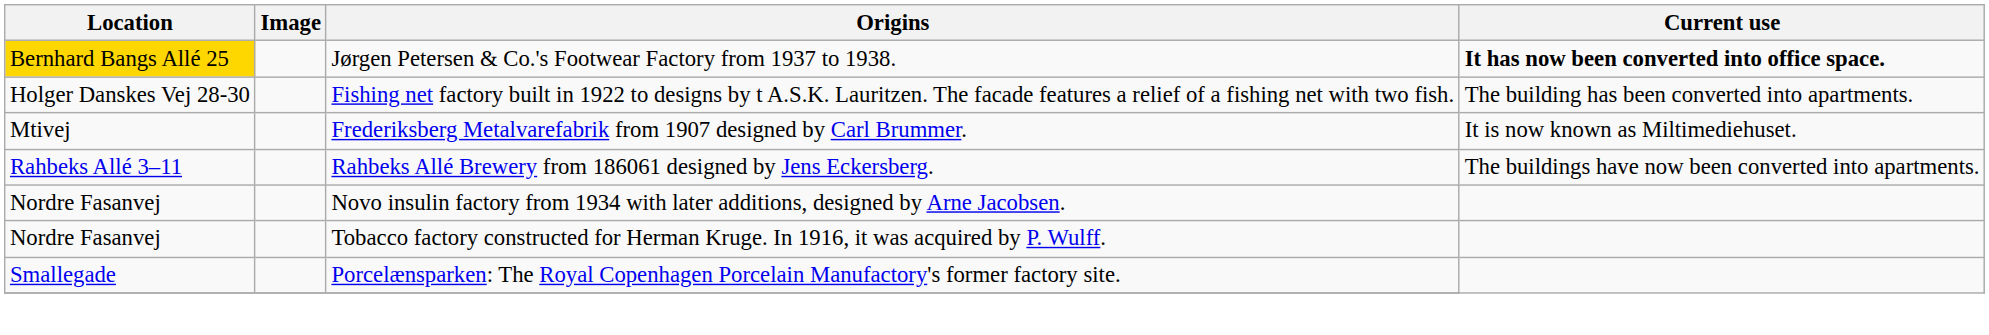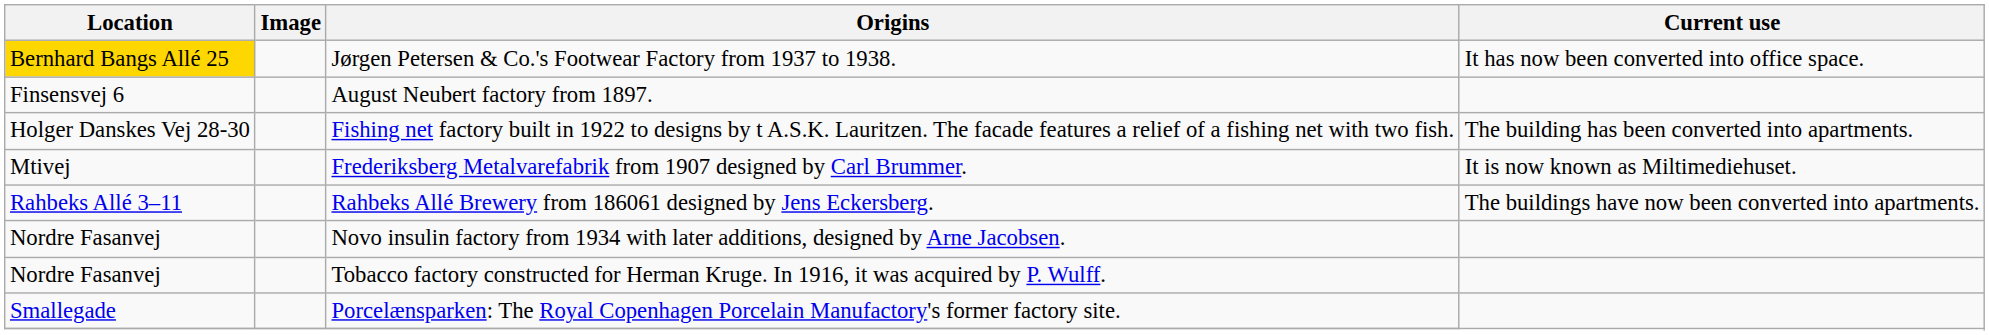(1675, 58) bold -> (1664, 58) normal
+ row: (492, 94)
